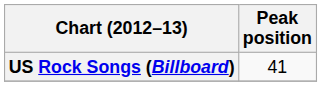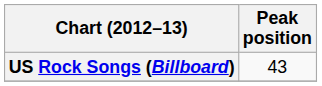(277, 66) 41 -> (277, 66) 43
